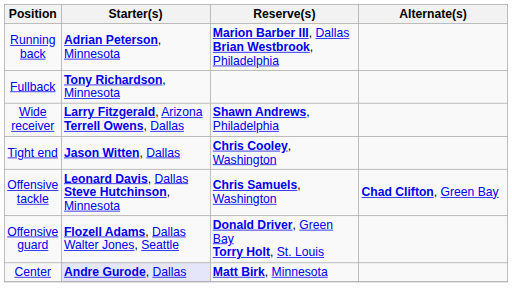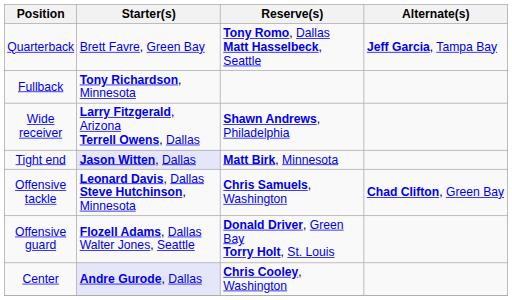+ row: (41, 47)
- row: (33, 47)
(122, 152) no background -> (138, 159) lavender background
(252, 152) Chris Cooley, Washington -> (281, 159) Matt Birk, Minnesota
(270, 272) Matt Birk, Minnesota -> (263, 279) Chris Cooley, Washington
